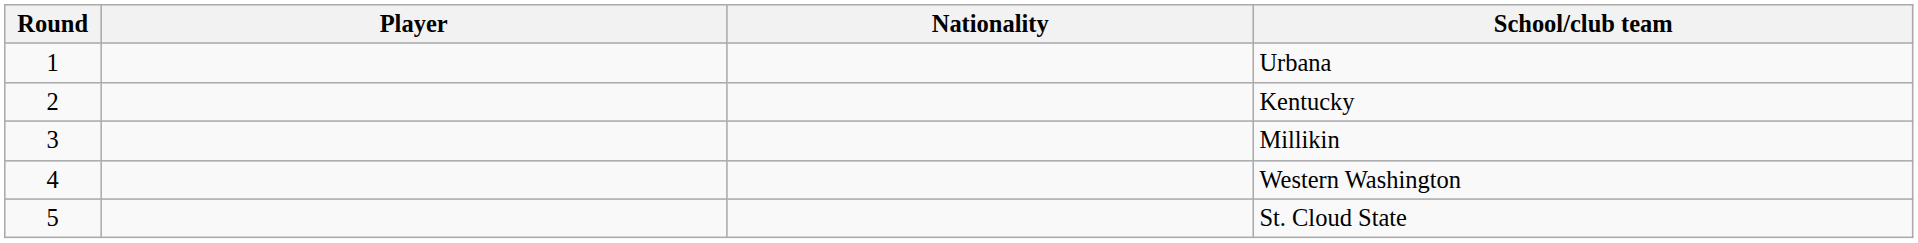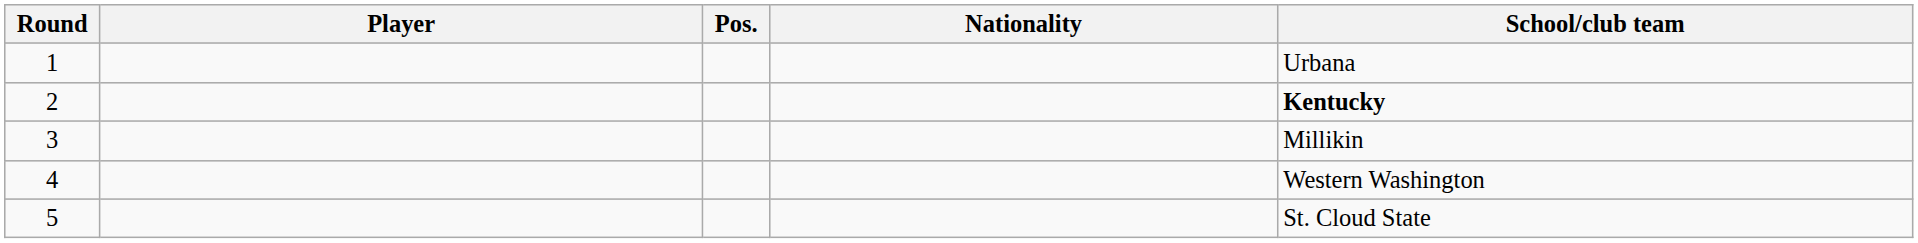+ column: (736, 23)
(1307, 101) normal -> (1334, 101) bold
